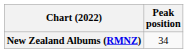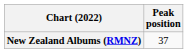(163, 40) 34 -> (163, 40) 37
